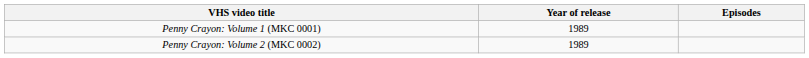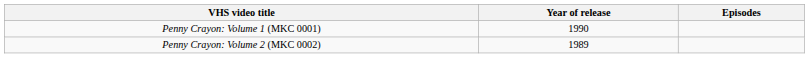(578, 28) 1989 -> (578, 28) 1990
